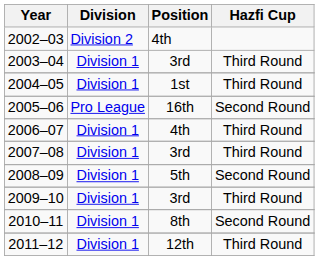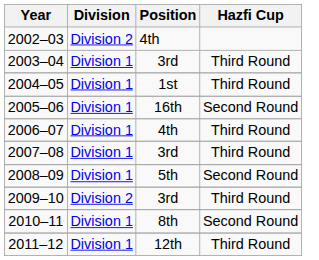(108, 107) Pro League -> (102, 107) Division 1
(108, 198) Division 1 -> (102, 198) Division 2
